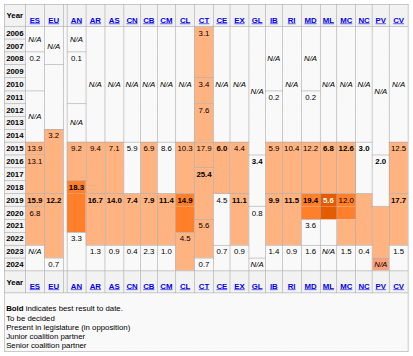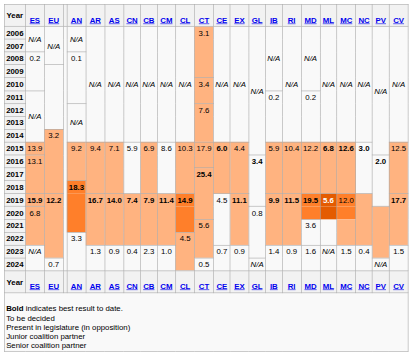(311, 200) 19.4 -> (311, 200) 19.5
(204, 264) 0.7 -> (204, 264) 0.5
(381, 264) lightsalmon background -> (381, 264) no background
